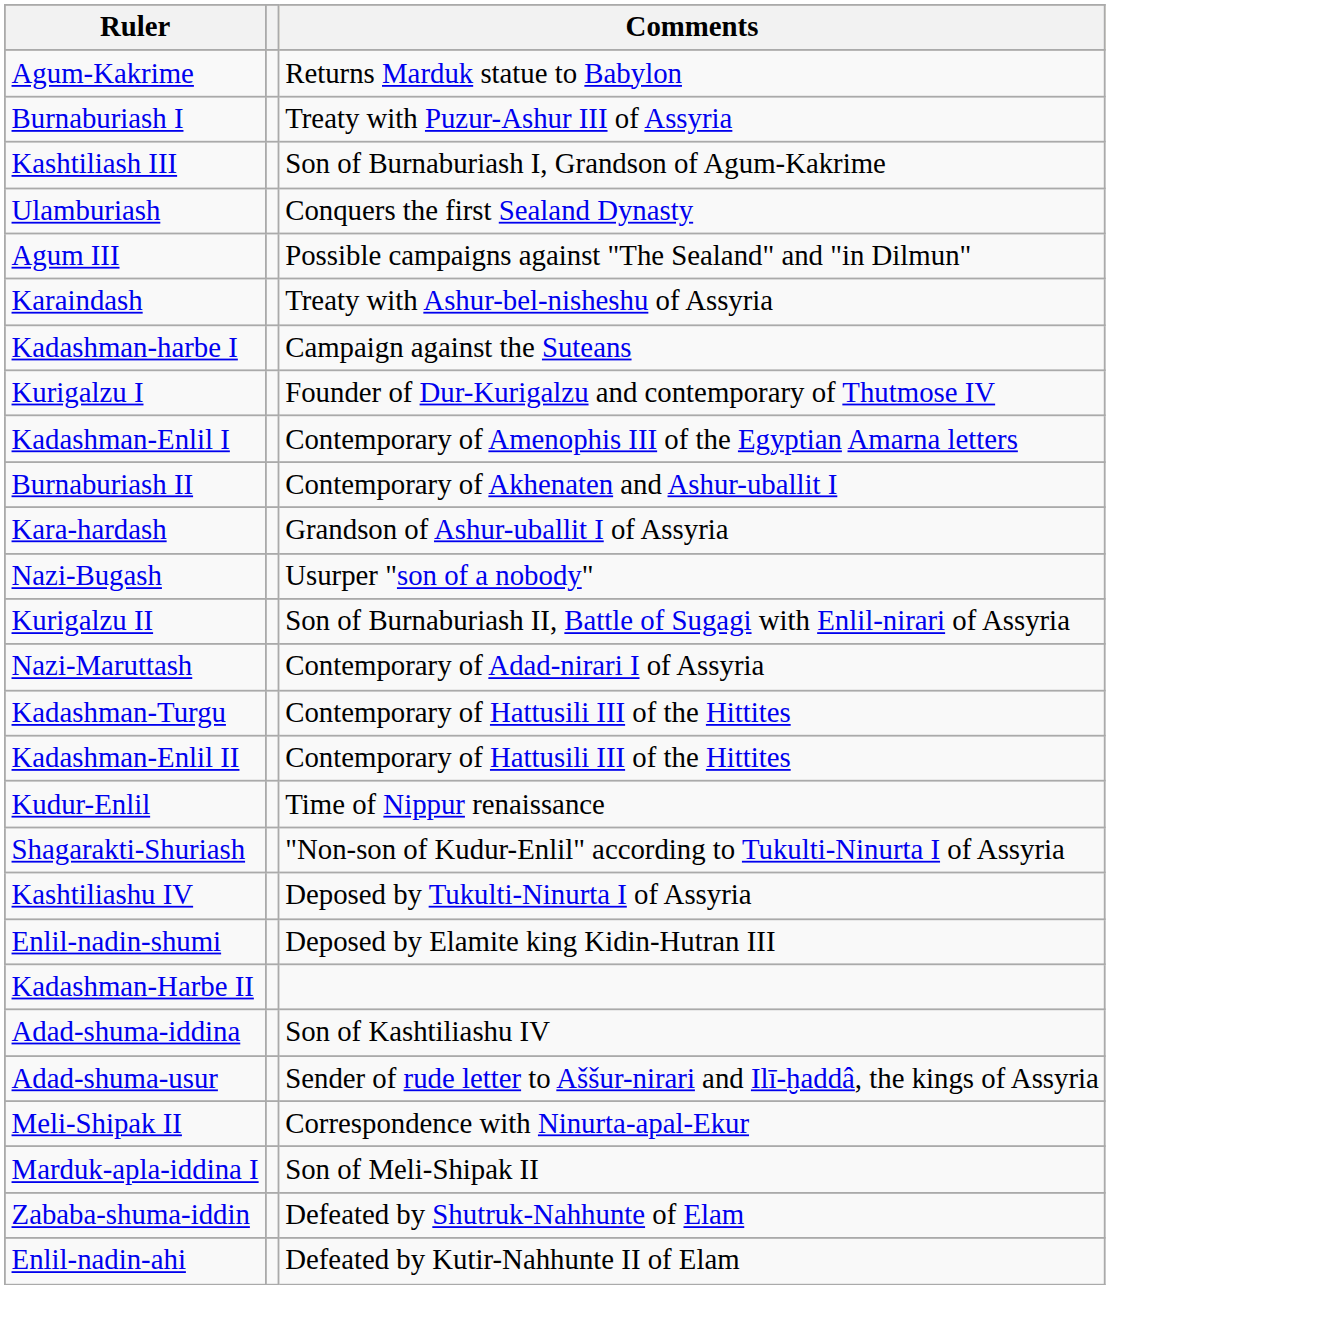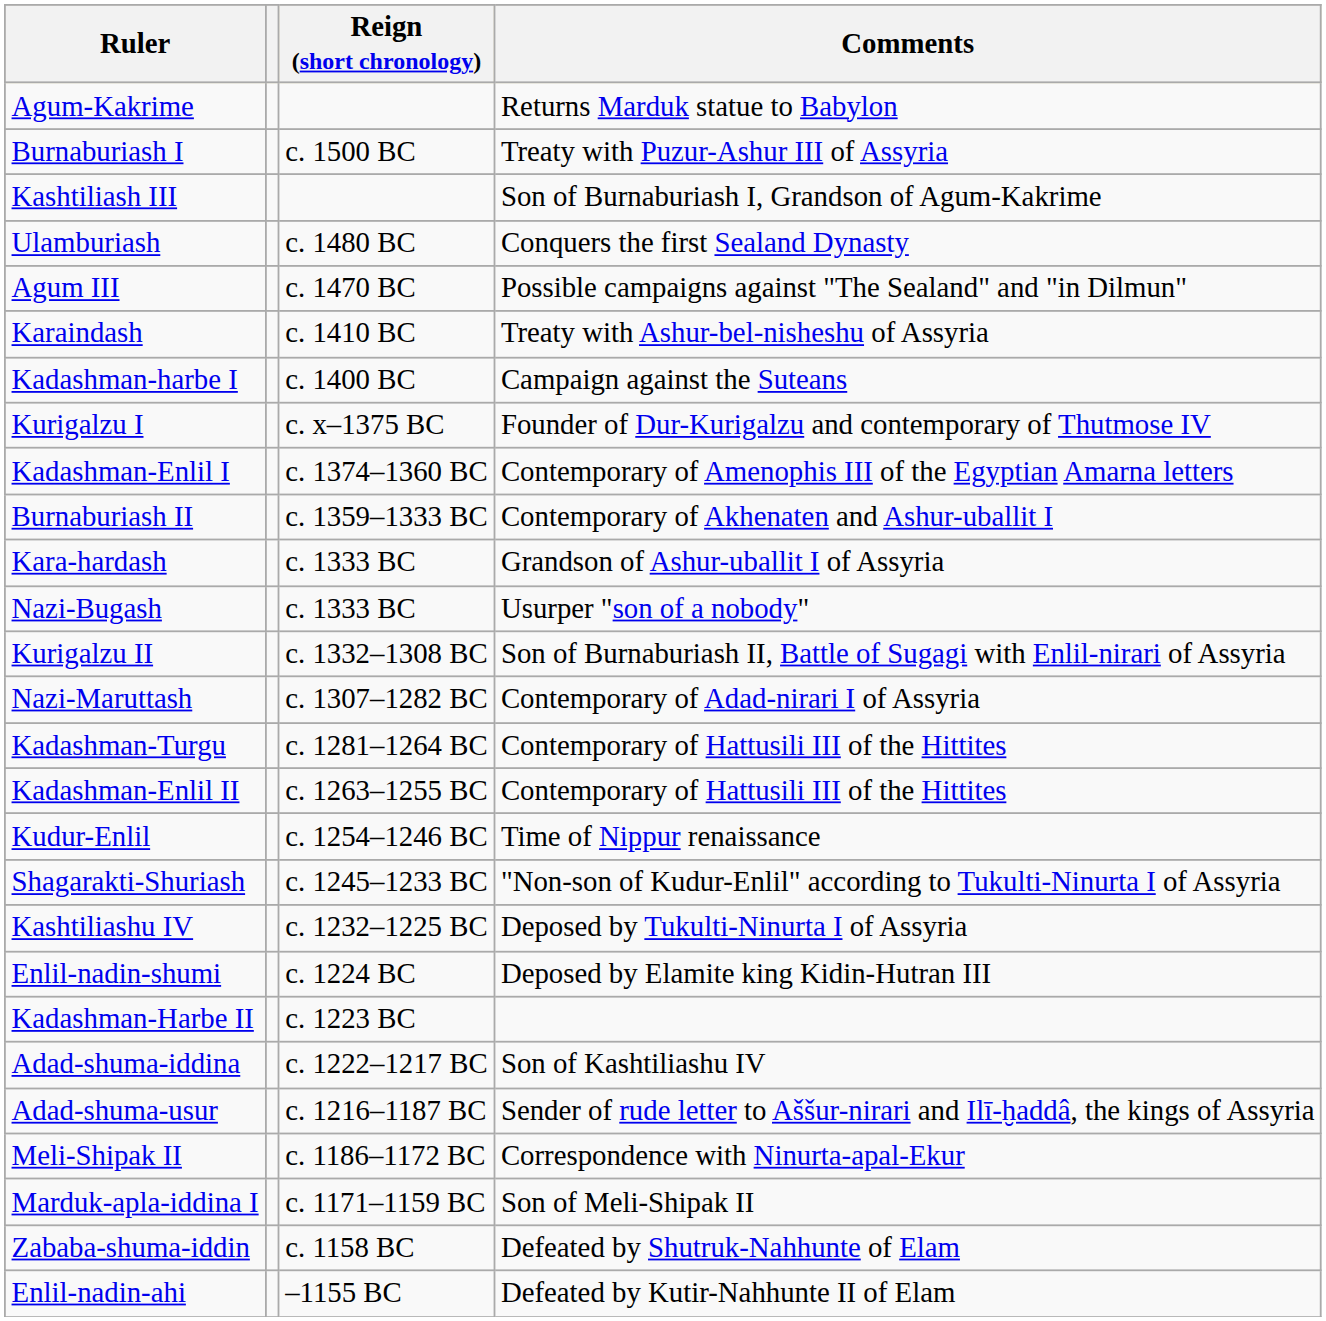+ column: (386, 43)
